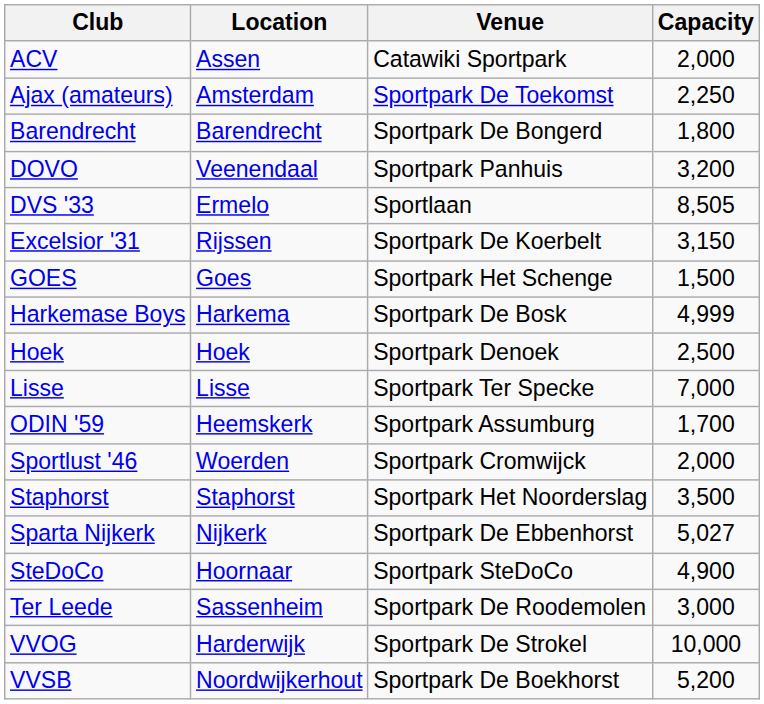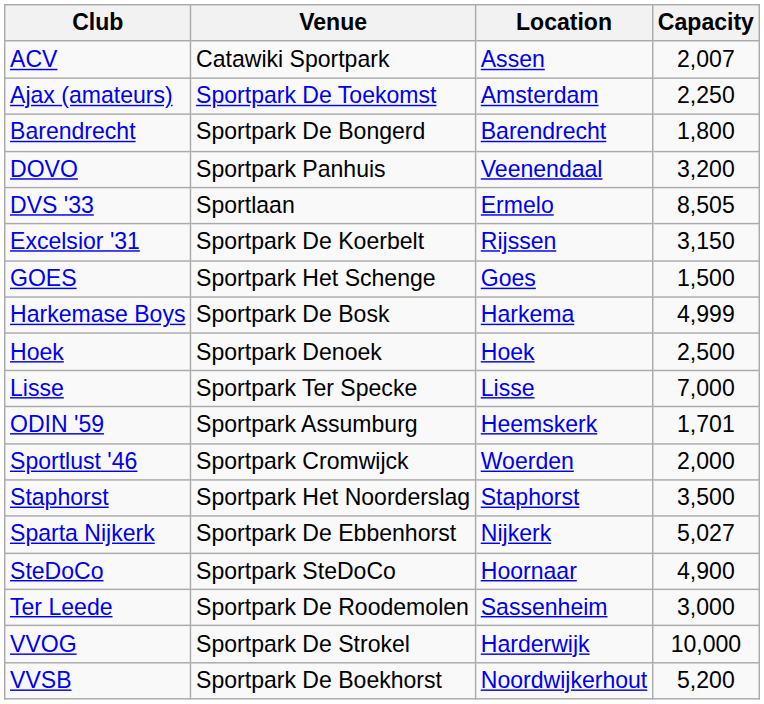columns swapped: (279, 22) <-> (510, 22)
(706, 59) 2,000 -> (706, 59) 2,007
(706, 424) 1,700 -> (706, 424) 1,701
